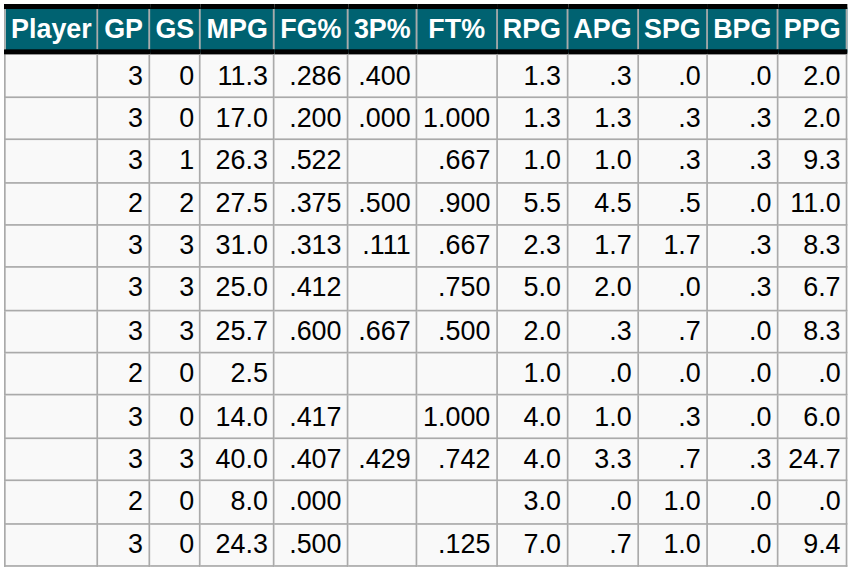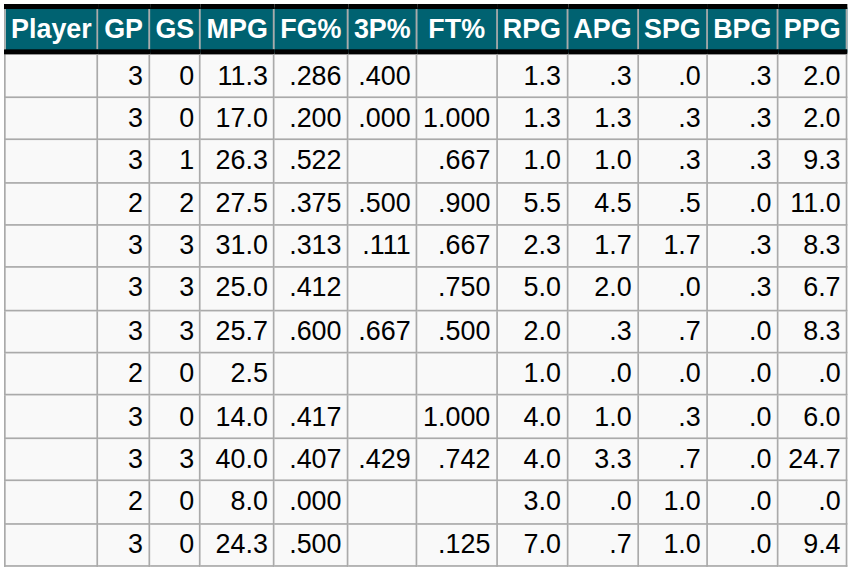(760, 75) .0 -> (760, 75) .3
(760, 458) .3 -> (760, 458) .0
